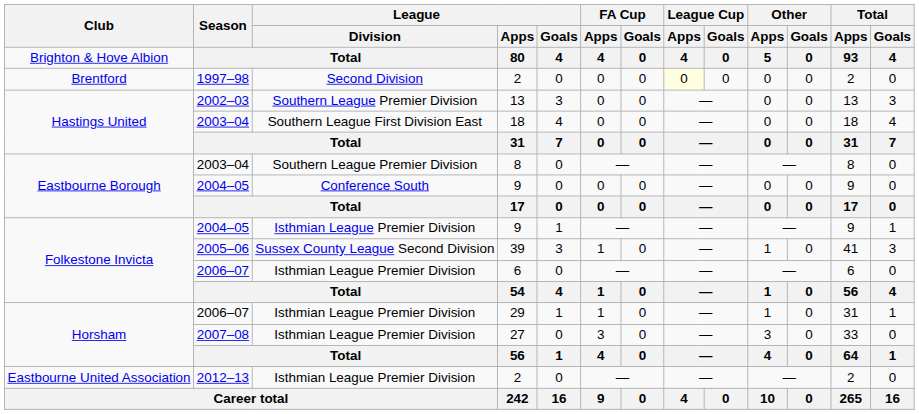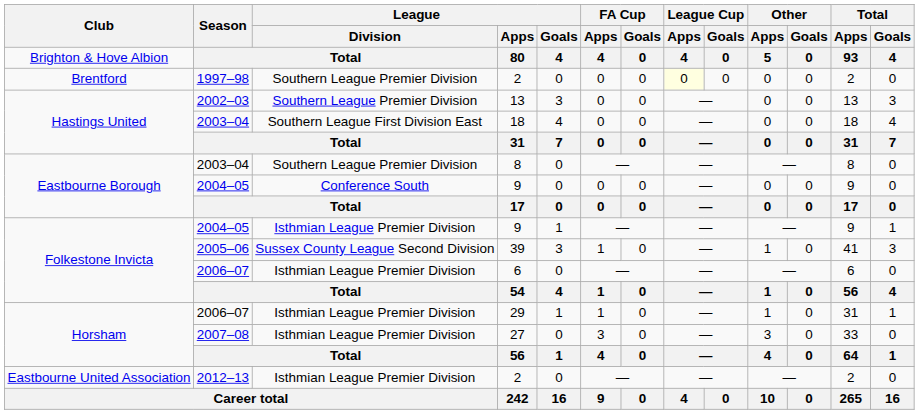(375, 79) Second Division -> (375, 79) Southern League Premier Division
